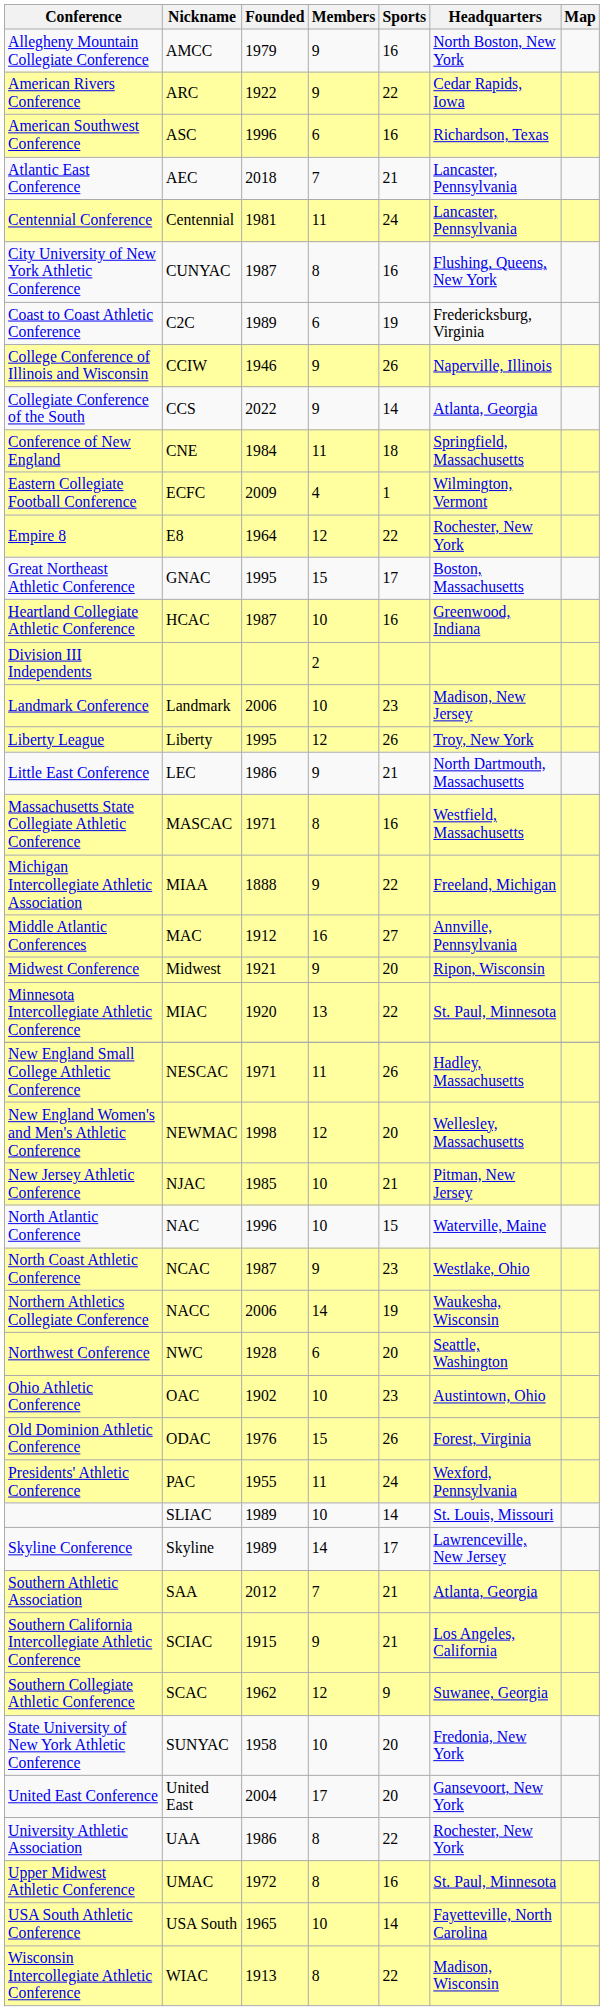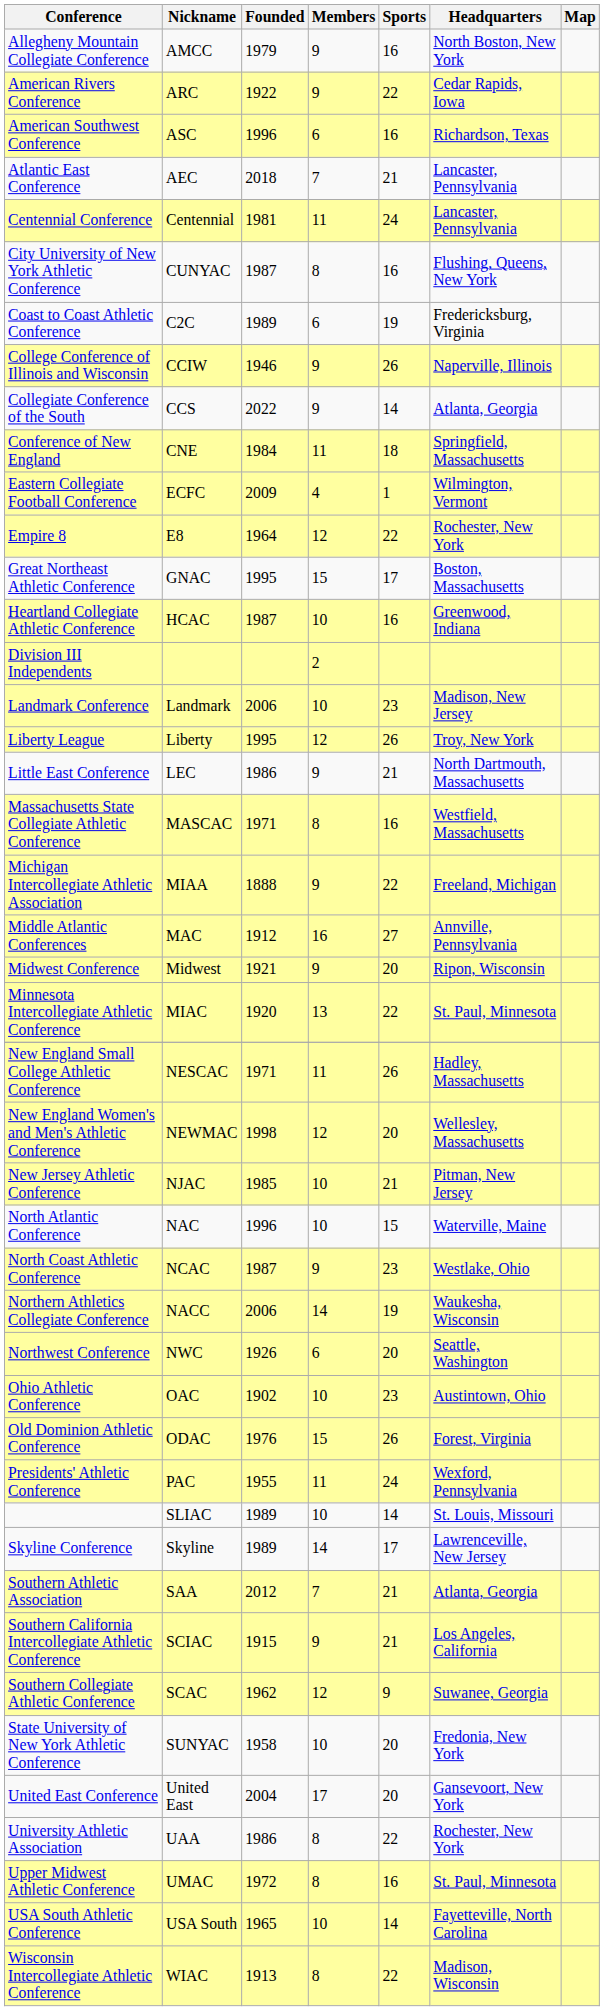(261, 1353) 1928 -> (261, 1353) 1926
